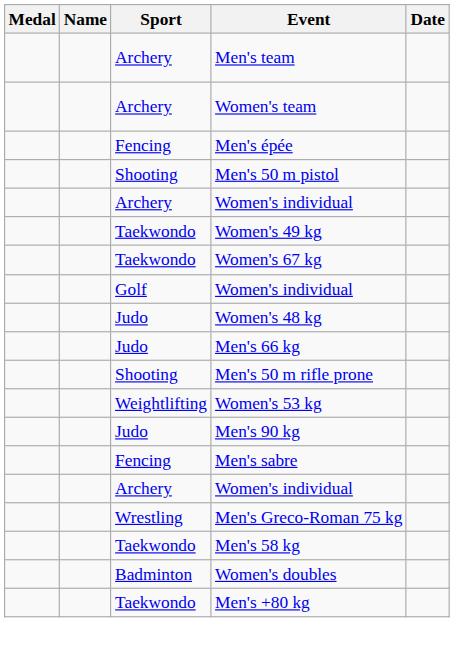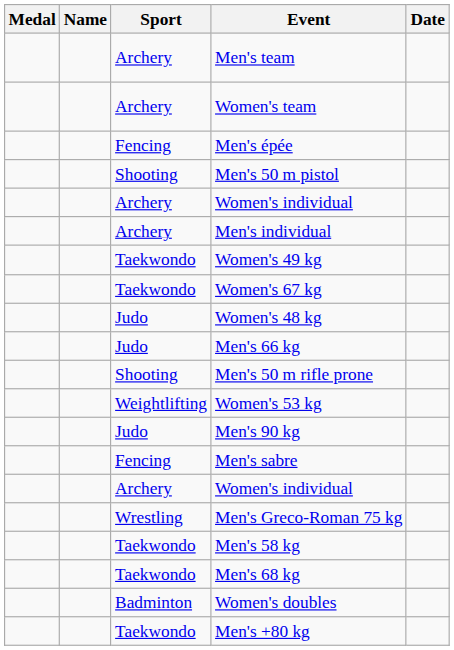+ row: (143, 231)
- row: (131, 288)
+ row: (155, 574)
